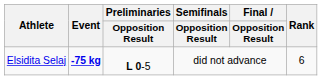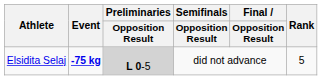(138, 67) no background -> (138, 67) lightgrey background
(302, 61) 6 -> (302, 61) 5
